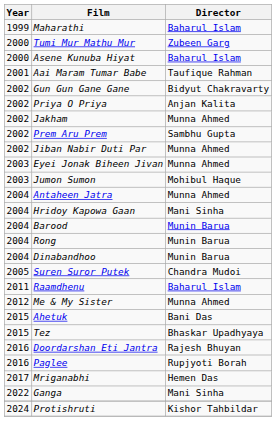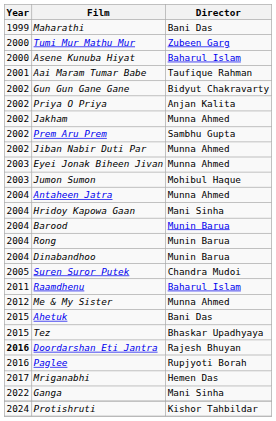(204, 27) Baharul Islam -> (190, 27) Bani Das
(18, 348) normal -> (18, 348) bold
